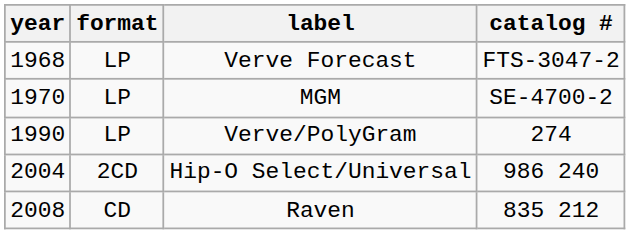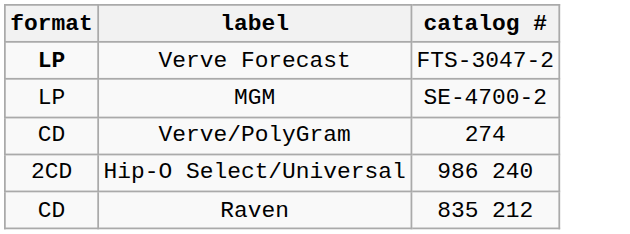- column: (38, 24)
(117, 61) normal -> (52, 61) bold
(117, 135) LP -> (52, 135) CD
